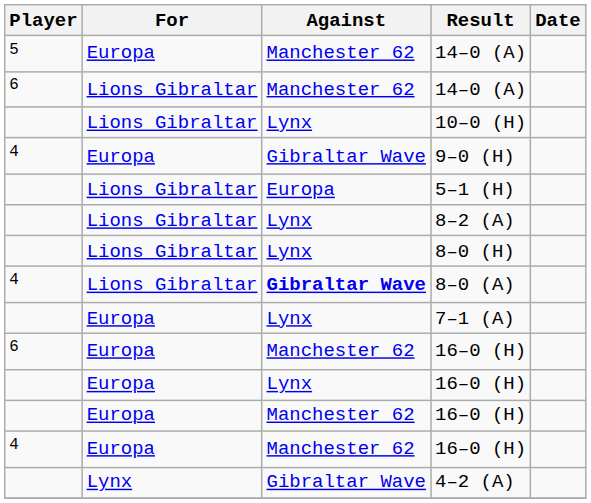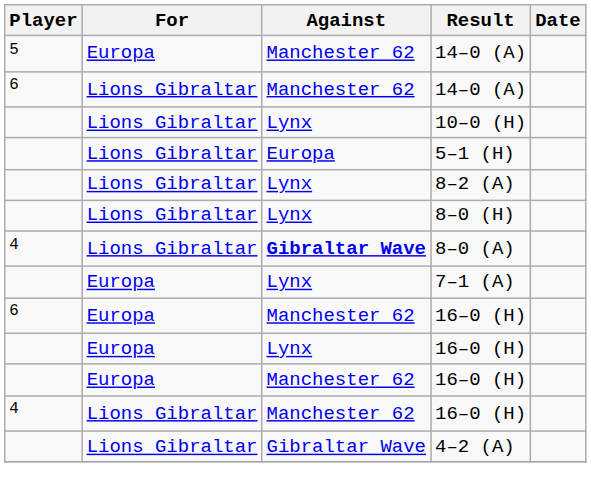- row: (14, 151)
(121, 449) Europa -> (172, 413) Lions Gibraltar
(109, 482) Lynx -> (172, 447) Lions Gibraltar
